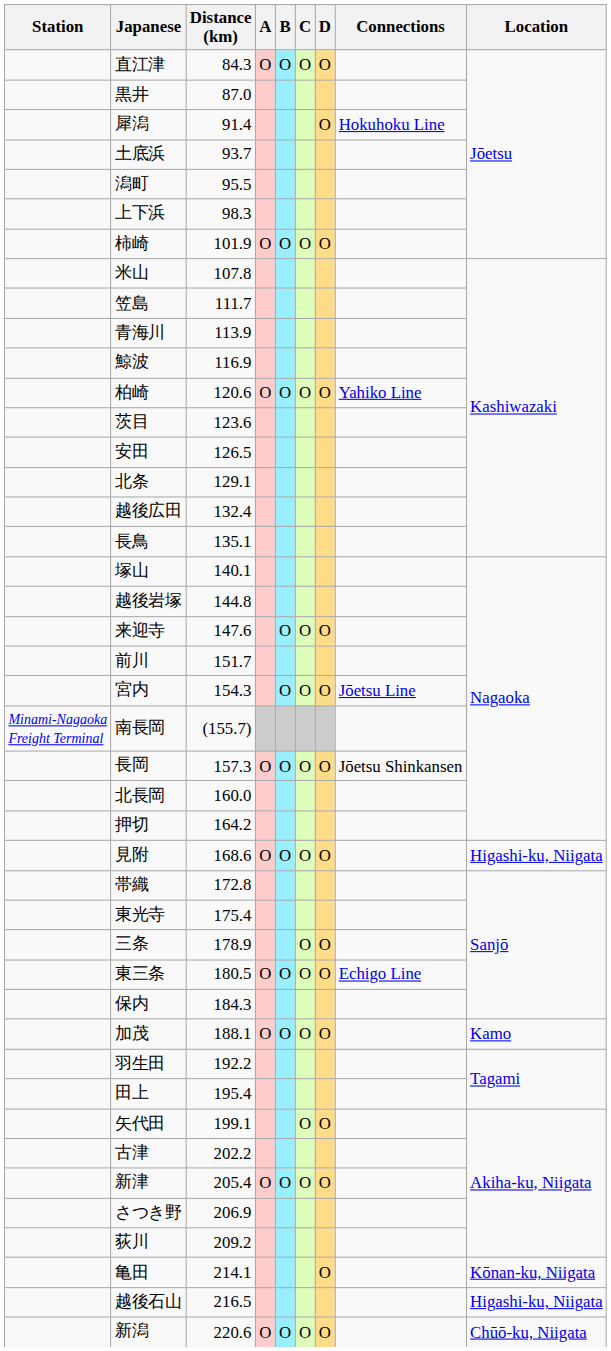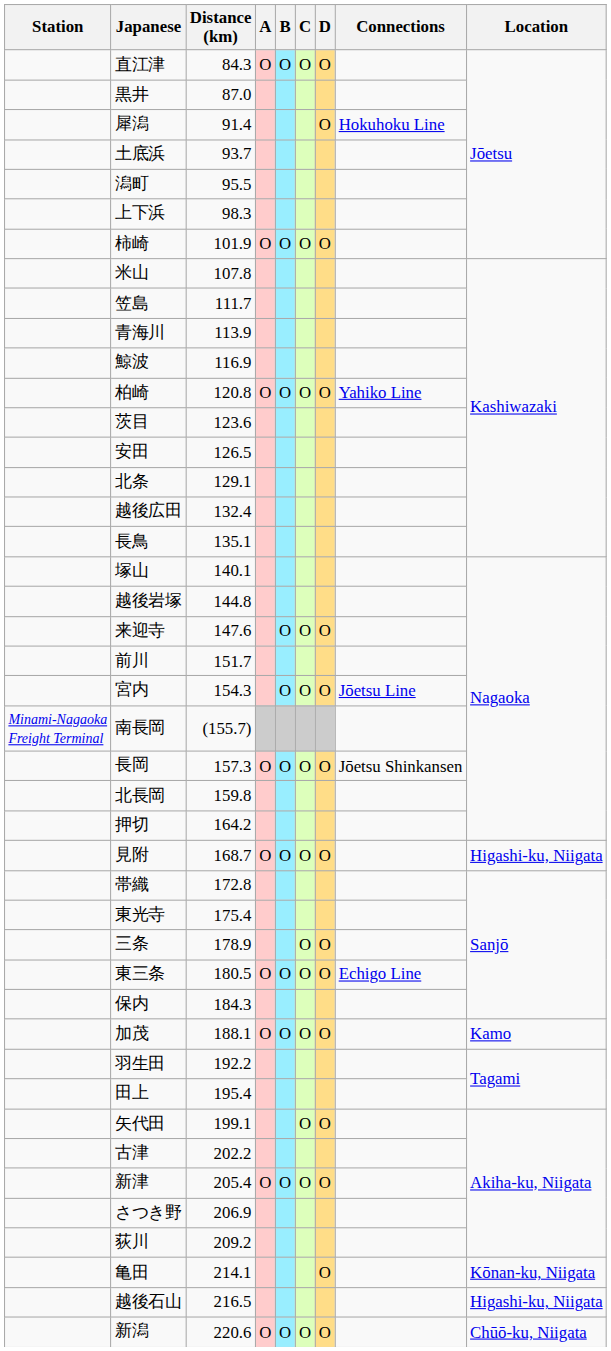(233, 392) 120.6 -> (233, 392) 120.8
(233, 795) 160.0 -> (233, 795) 159.8
(233, 855) 168.6 -> (233, 855) 168.7
